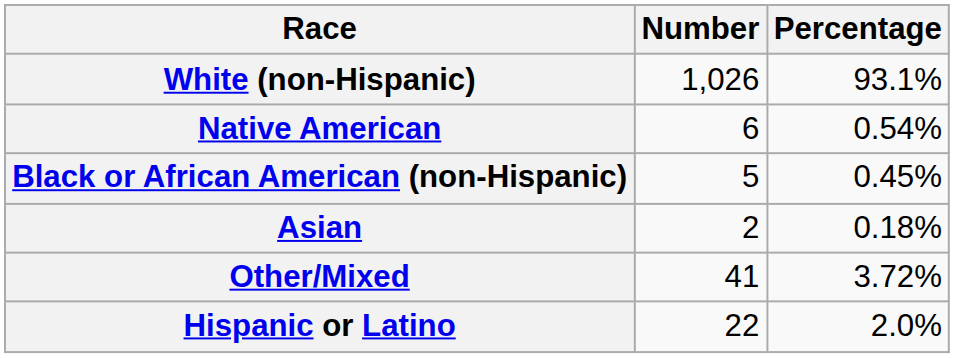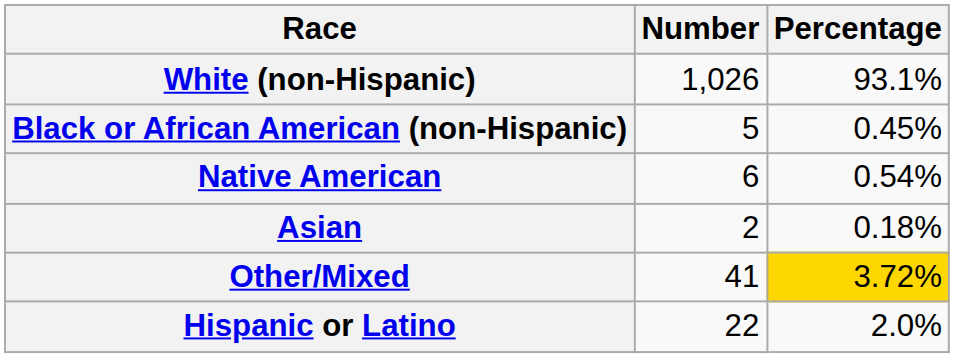rows swapped: (320, 177) <-> (320, 128)
(898, 276) no background -> (898, 276) gold background
